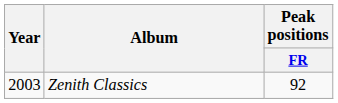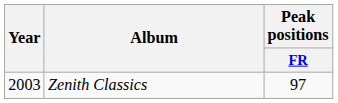(298, 85) 92 -> (298, 85) 97
